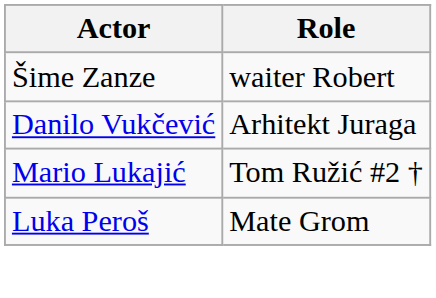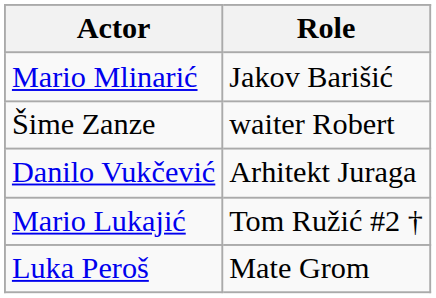+ row: (105, 76)
